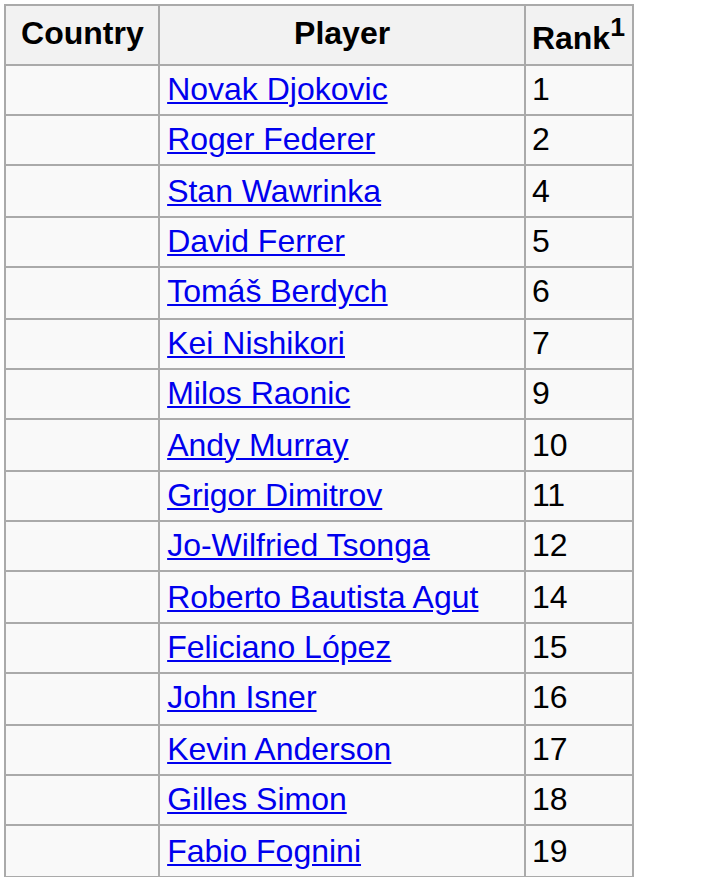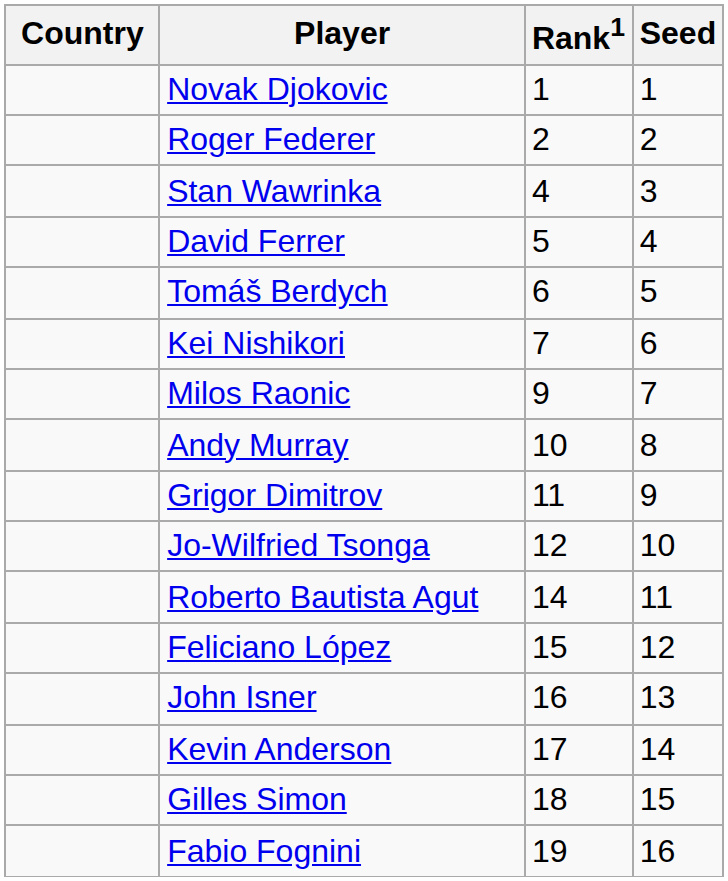+ column: (678, 34)
